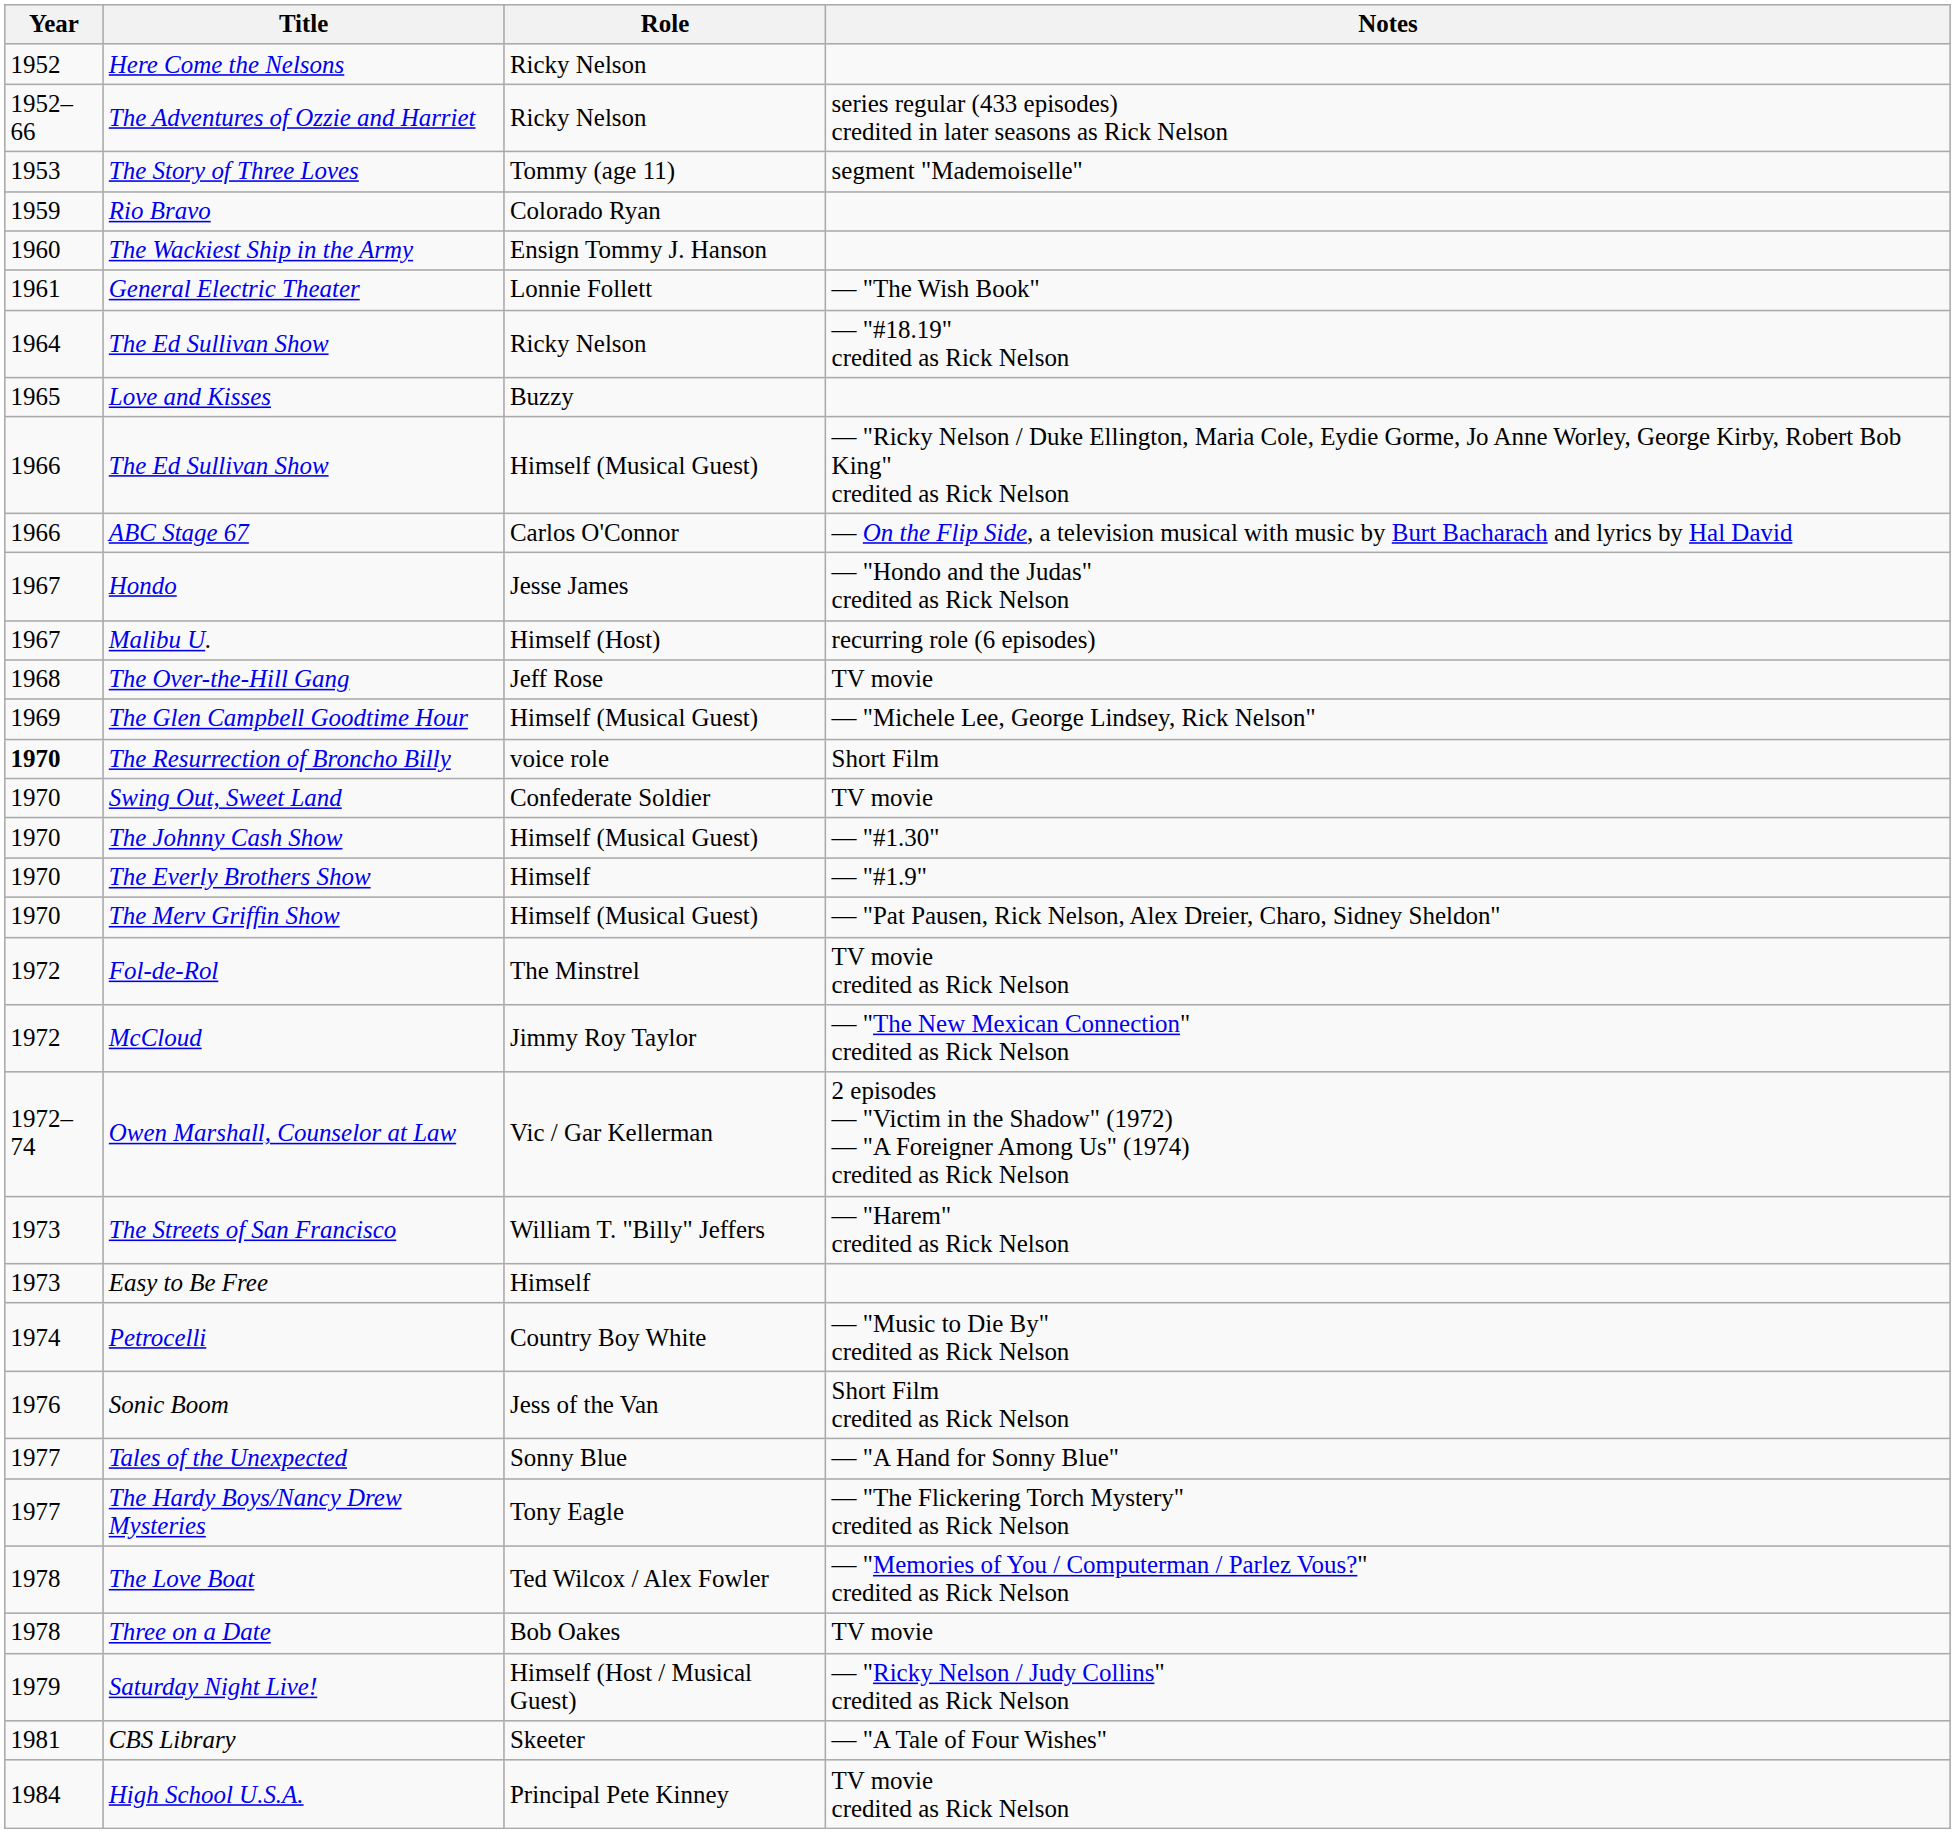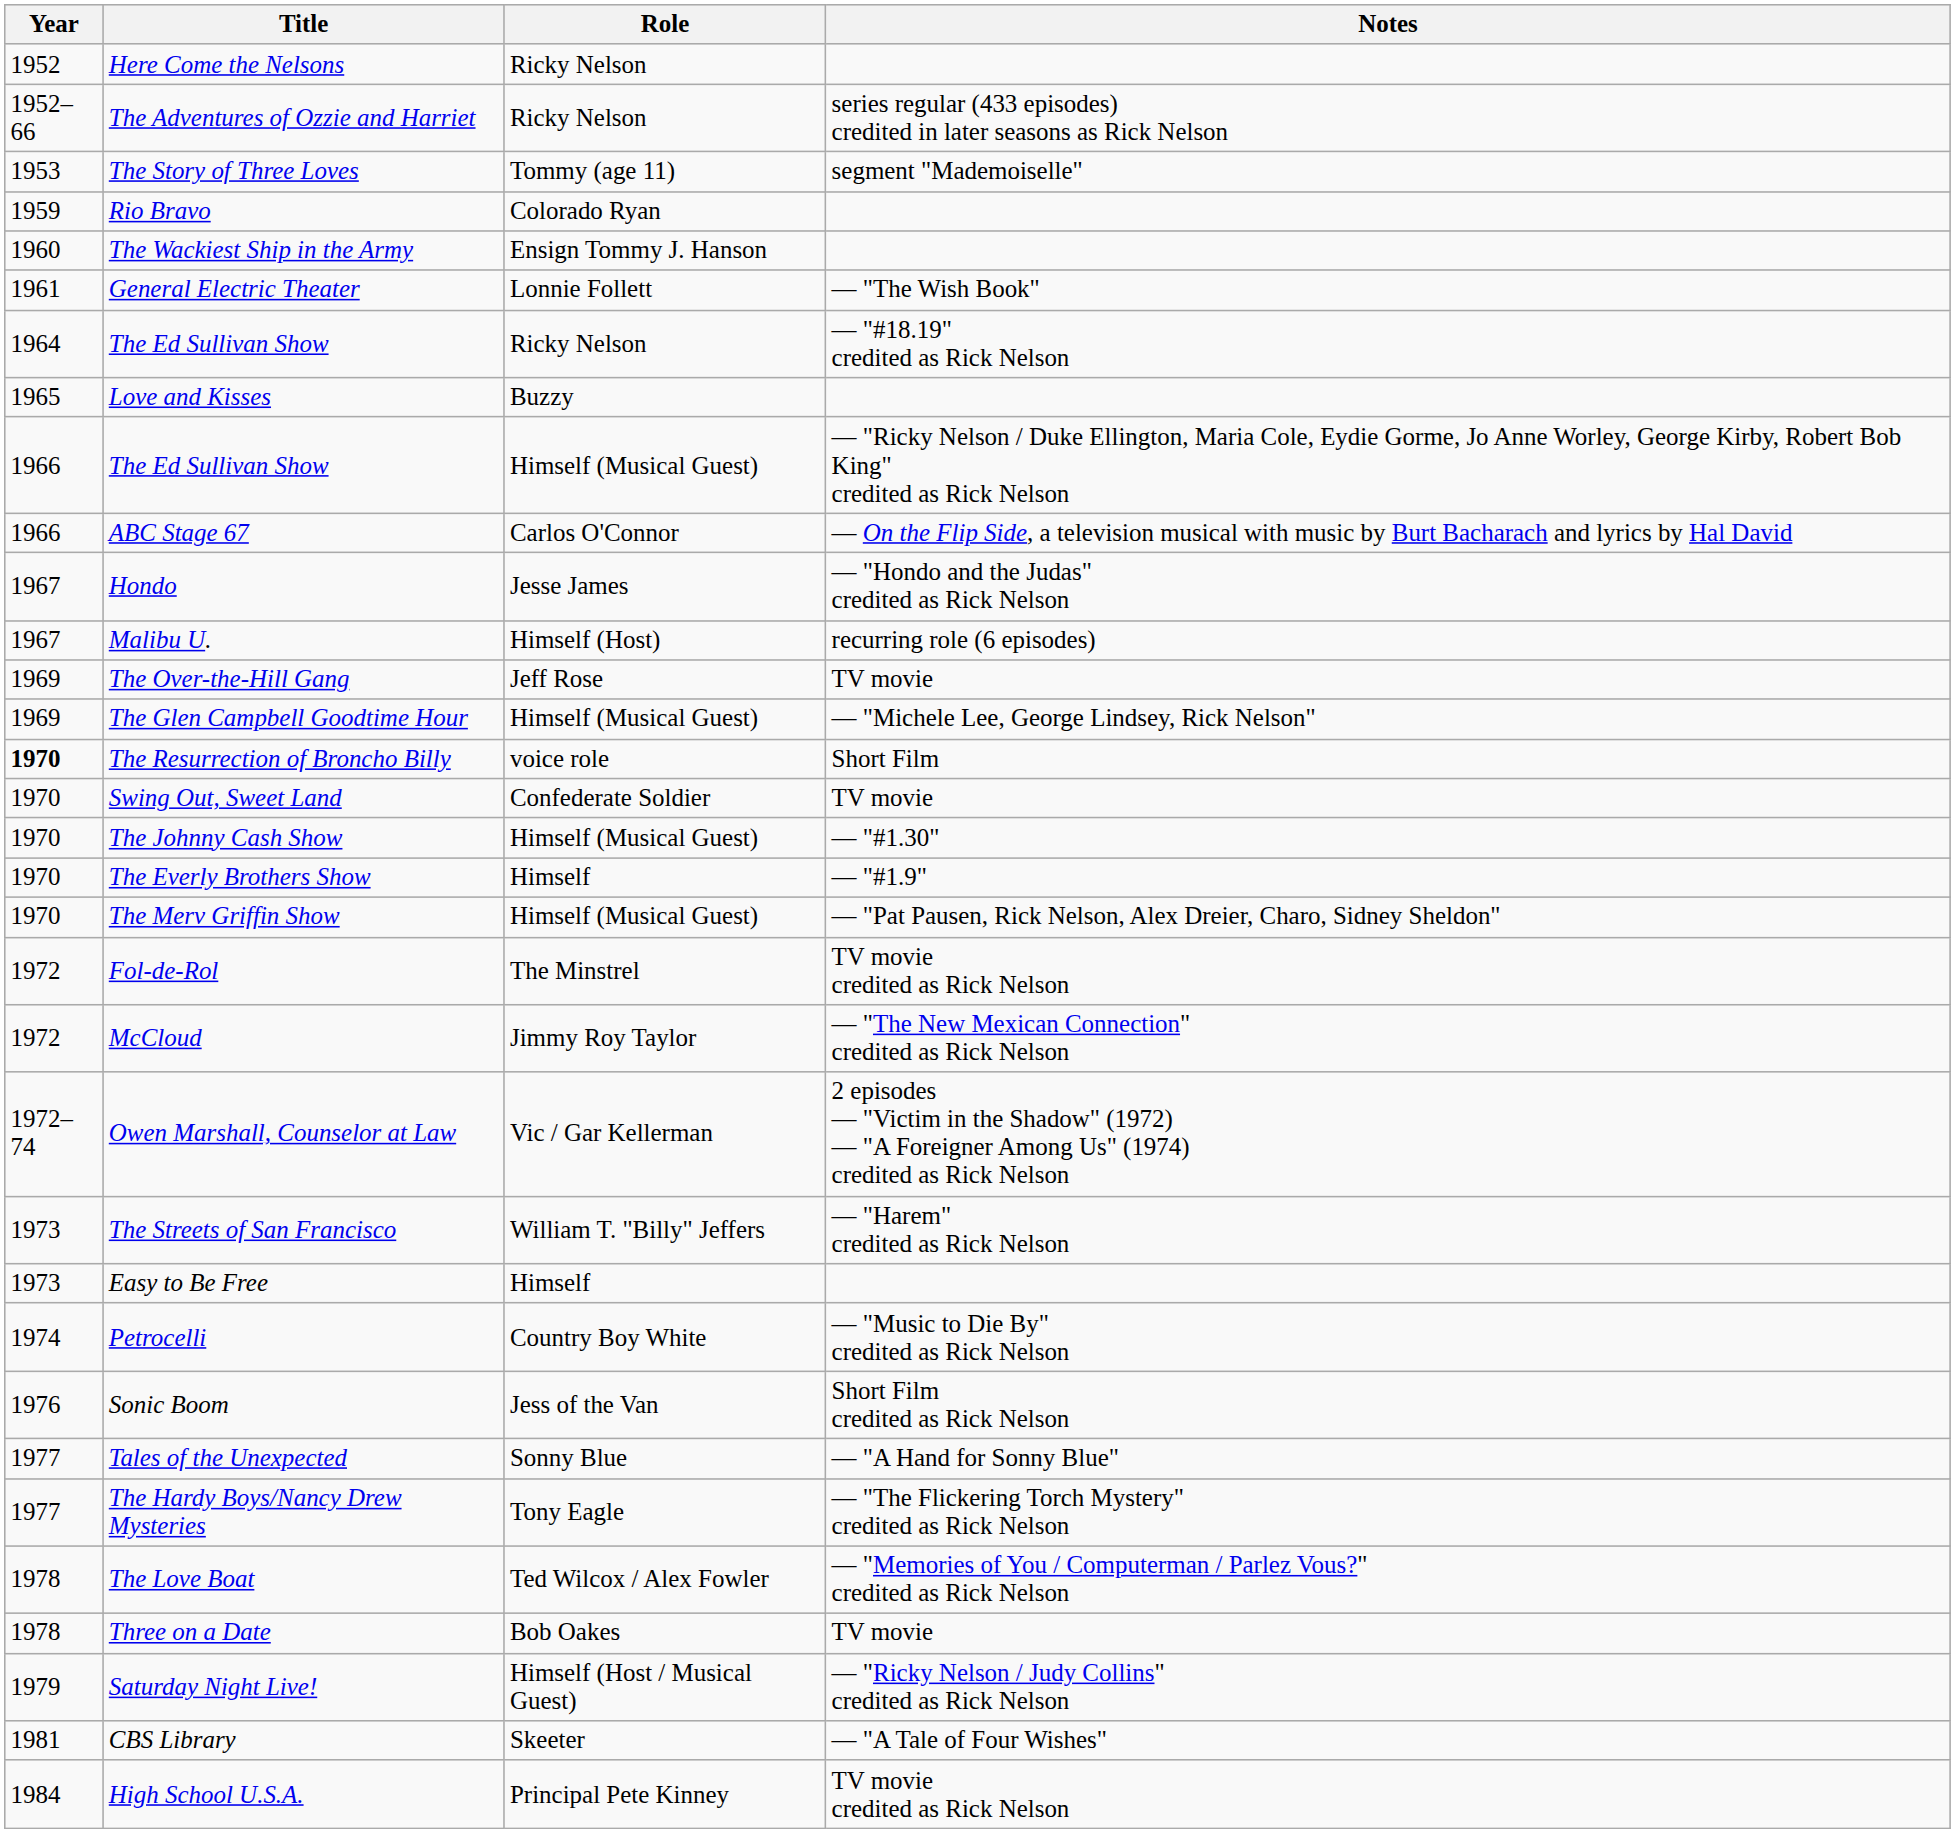(35, 679) 1968 -> (35, 679) 1969
